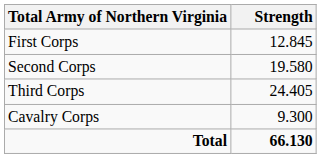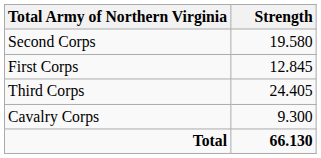rows swapped: (43, 41) <-> (52, 66)
